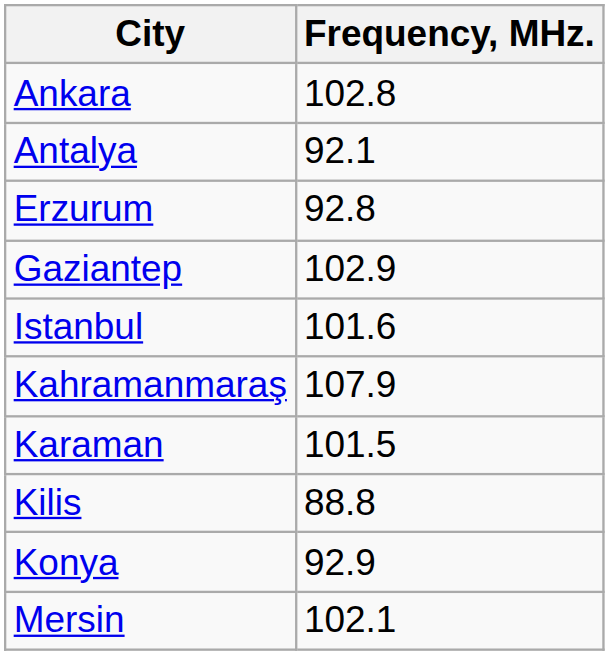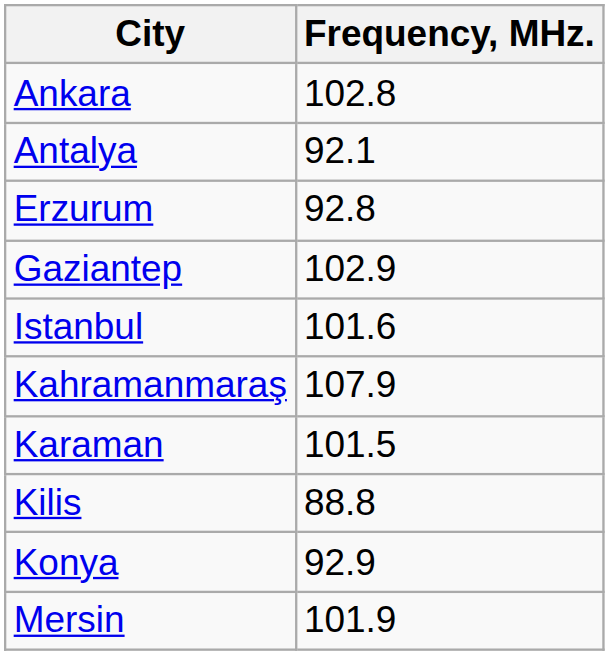(350, 619) 102.1 -> (350, 619) 101.9
